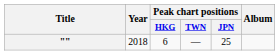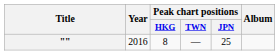(138, 42) 2018 -> (138, 42) 2016
(165, 42) 6 -> (165, 42) 8
